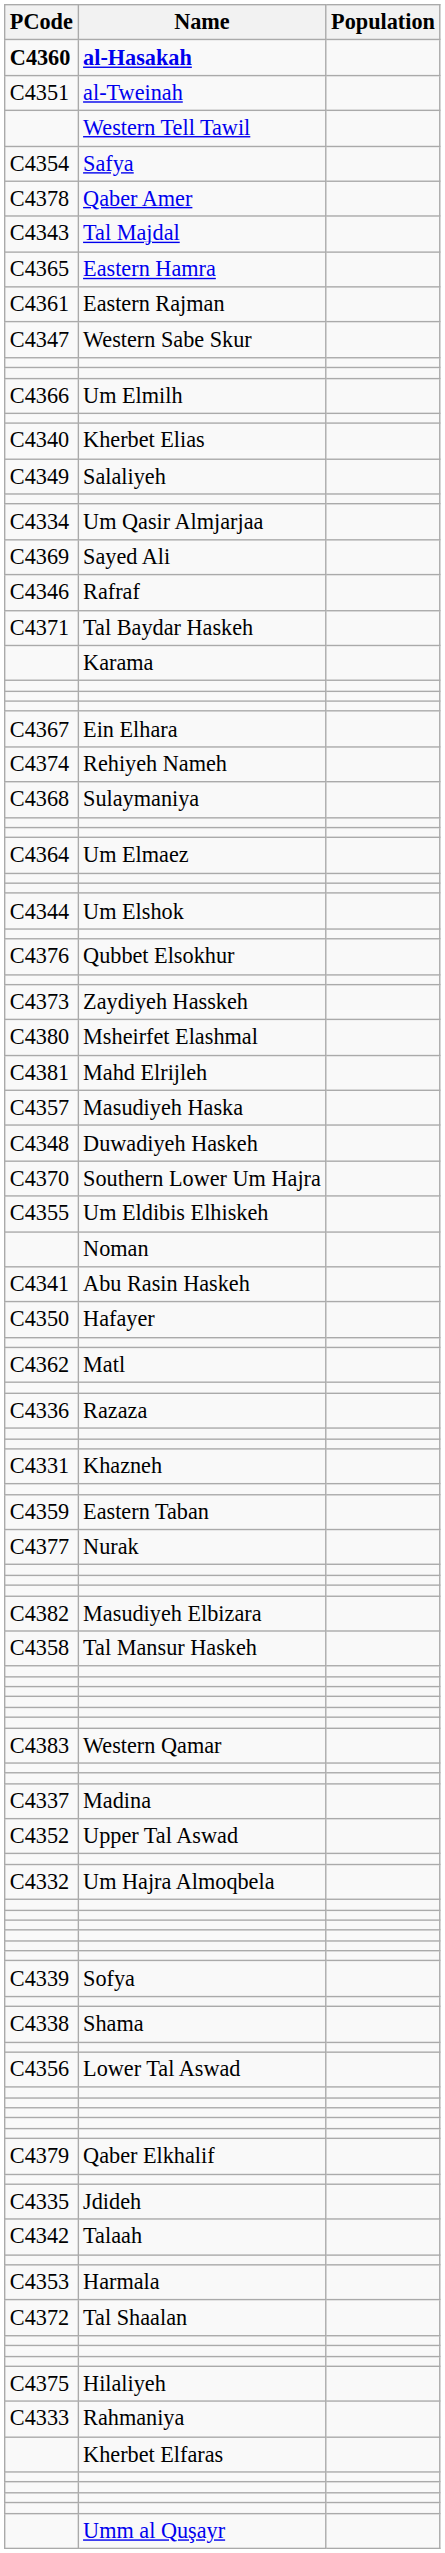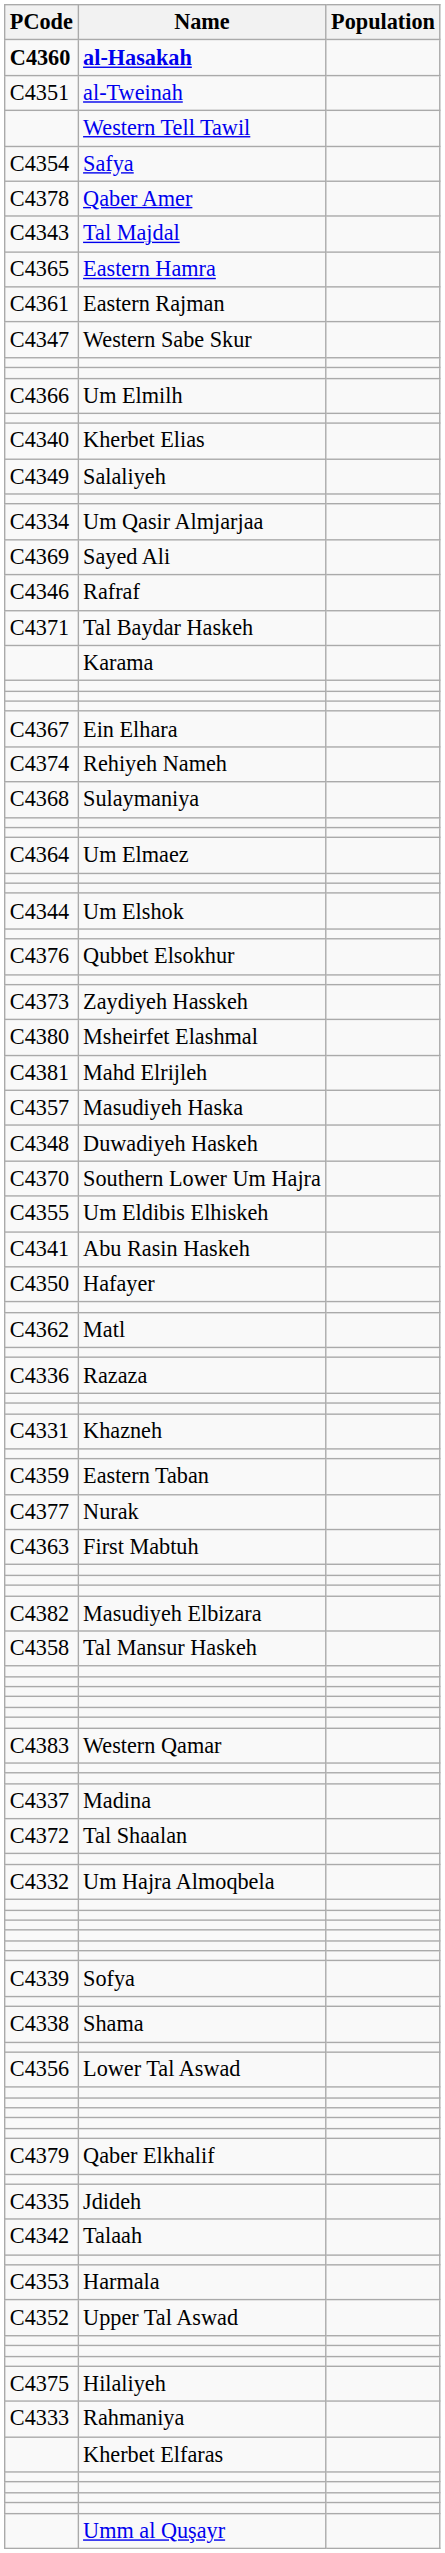- row: (41, 1249)
+ row: (39, 1546)
rows swapped: (39, 2317) <-> (39, 1836)
